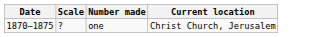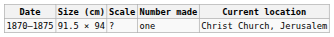+ column: (81, 11)
